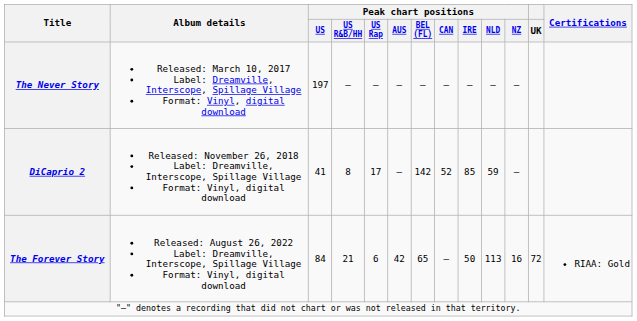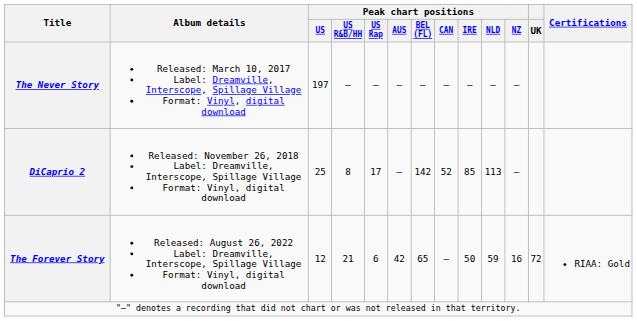(320, 172) 41 -> (320, 172) 25
(493, 172) 59 -> (493, 172) 113
(320, 259) 84 -> (320, 259) 12
(493, 259) 113 -> (493, 259) 59
